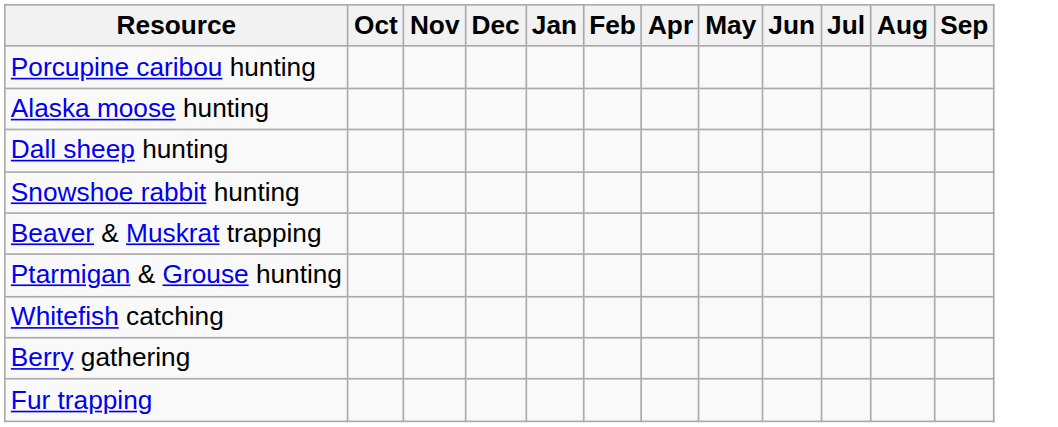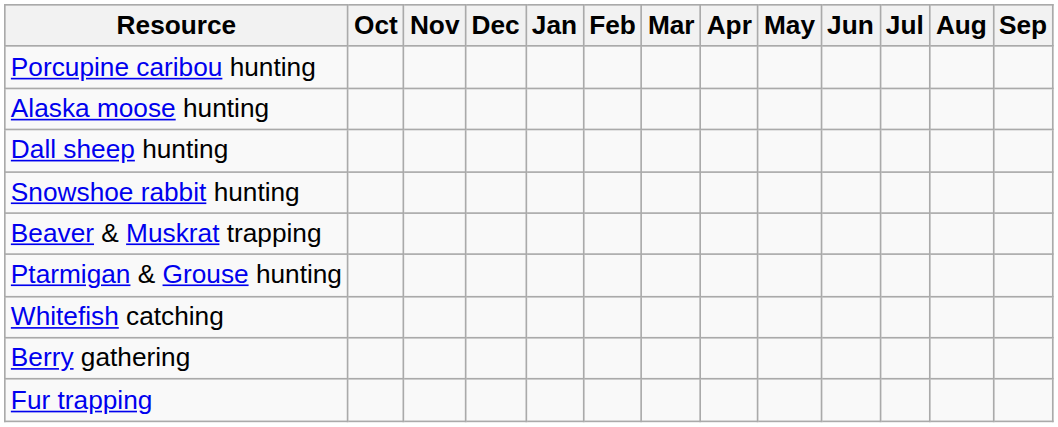+ column: (671, 25)
